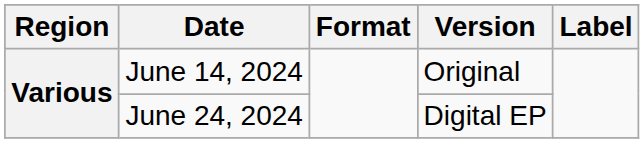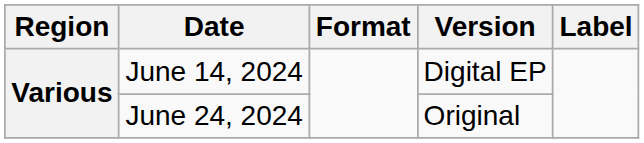(472, 71) Original -> (485, 71) Digital EP
(485, 115) Digital EP -> (472, 115) Original
